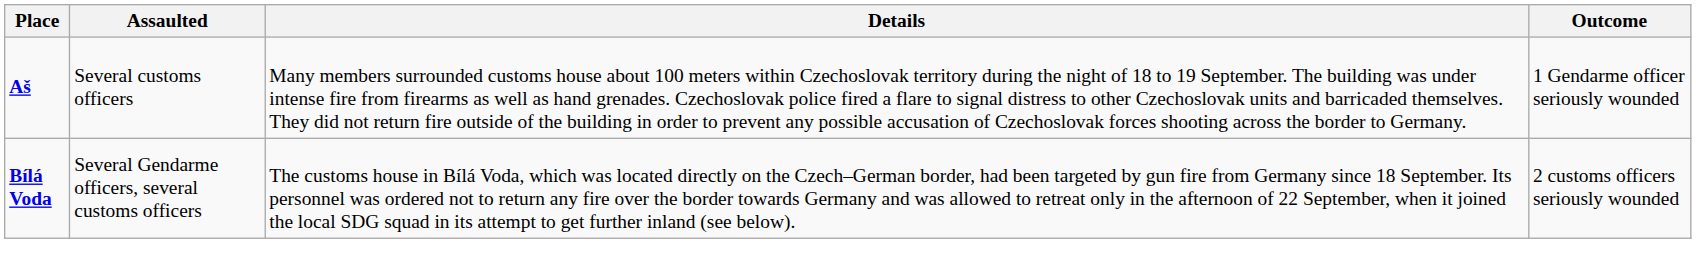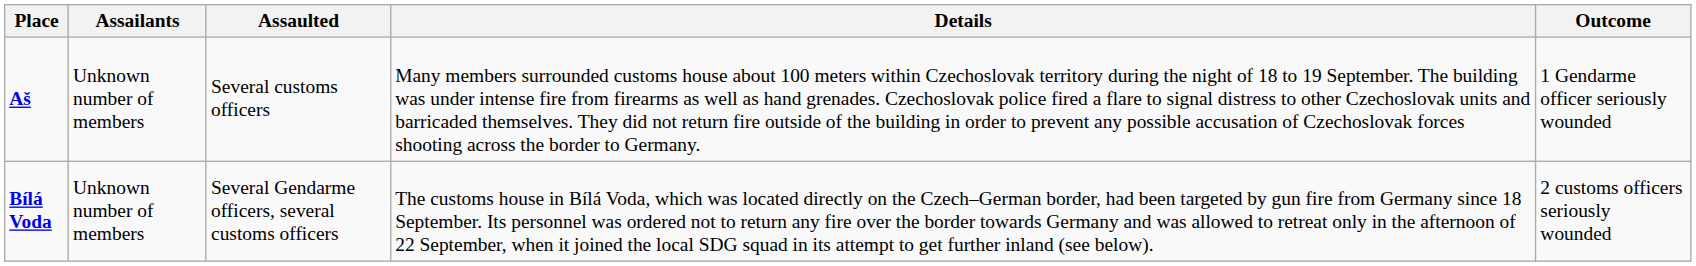+ column: (137, 20)
